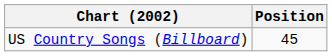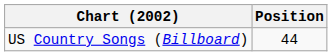(289, 40) 45 -> (289, 40) 44
